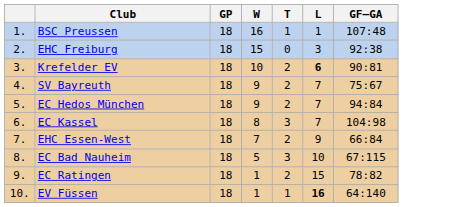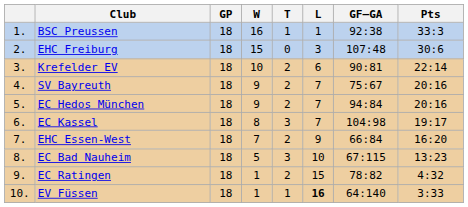+ column: (431, 13)
(366, 31) 107:48 -> (366, 31) 92:38
(366, 49) 92:38 -> (366, 49) 107:48
(318, 67) bold -> (318, 67) normal
